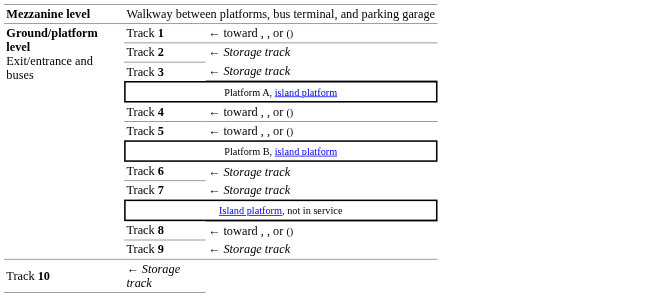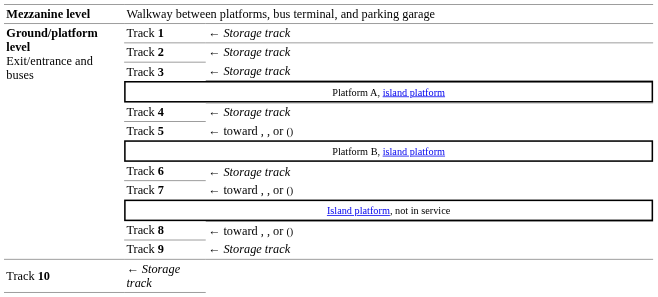(251, 33) ← toward , , or () -> (249, 33) ← Storage track
(251, 111) ← toward , , or () -> (249, 112) ← Storage track
(249, 190) ← Storage track -> (251, 190) ← toward , , or ()
